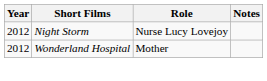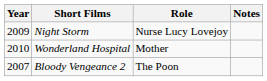(18, 31) 2012 -> (18, 31) 2009
(18, 48) 2012 -> (18, 48) 2010
+ row: (80, 66)
